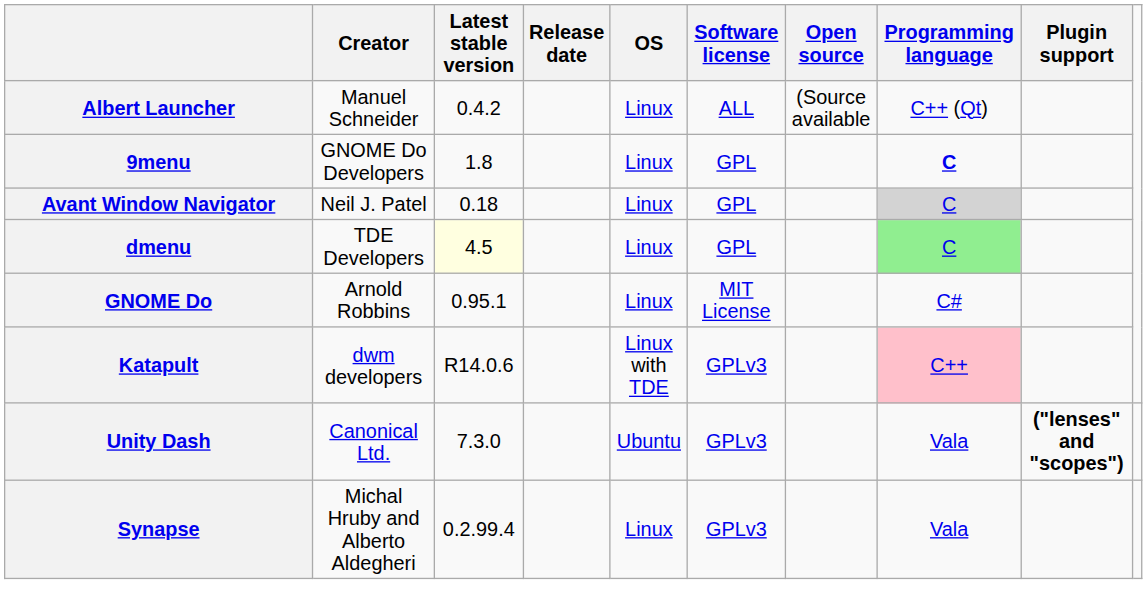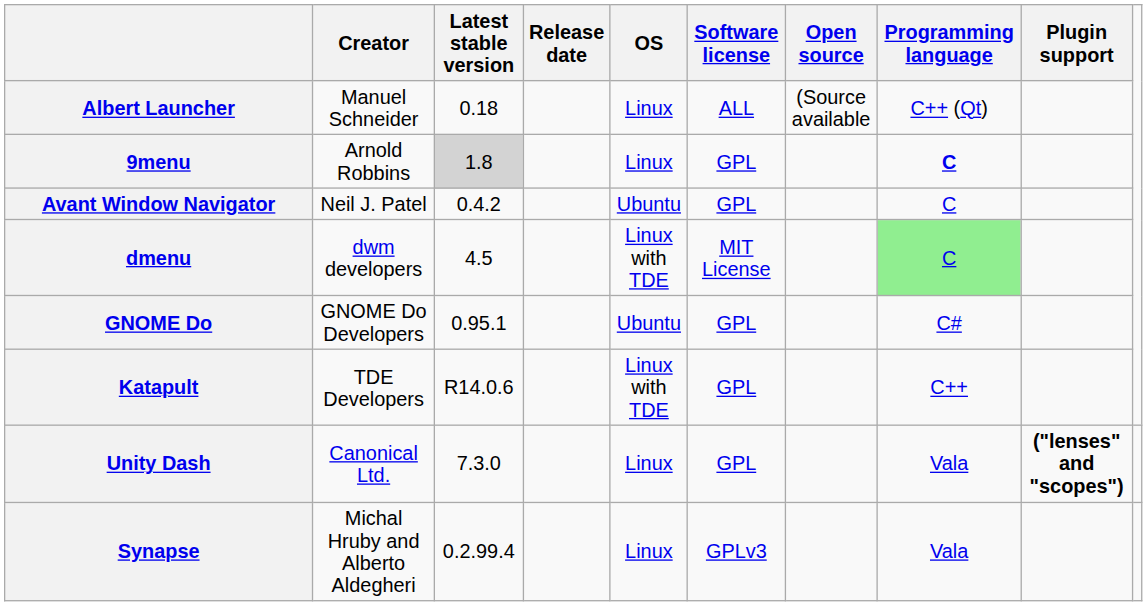(479, 108) 0.4.2 -> (479, 108) 0.18
(374, 162) GNOME Do Developers -> (374, 162) Arnold Robbins
(479, 162) no background -> (479, 162) lightgrey background
(479, 204) 0.18 -> (479, 204) 0.4.2
(649, 204) Linux -> (649, 204) Ubuntu
(949, 204) lightgrey background -> (949, 204) no background
(374, 247) TDE Developers -> (374, 258) dwm developers
(479, 247) lightyellow background -> (479, 258) no background
(649, 247) Linux -> (649, 258) Linux with TDE
(736, 247) GPL -> (736, 258) MIT License
(374, 301) Arnold Robbins -> (374, 323) GNOME Do Developers
(649, 301) Linux -> (649, 323) Ubuntu
(736, 301) MIT License -> (736, 323) GPL
(374, 366) dwm developers -> (374, 388) TDE Developers
(736, 366) GPLv3 -> (736, 388) GPL
(949, 366) pink background -> (949, 388) no background
(649, 442) Ubuntu -> (649, 464) Linux
(736, 442) GPLv3 -> (736, 464) GPL
